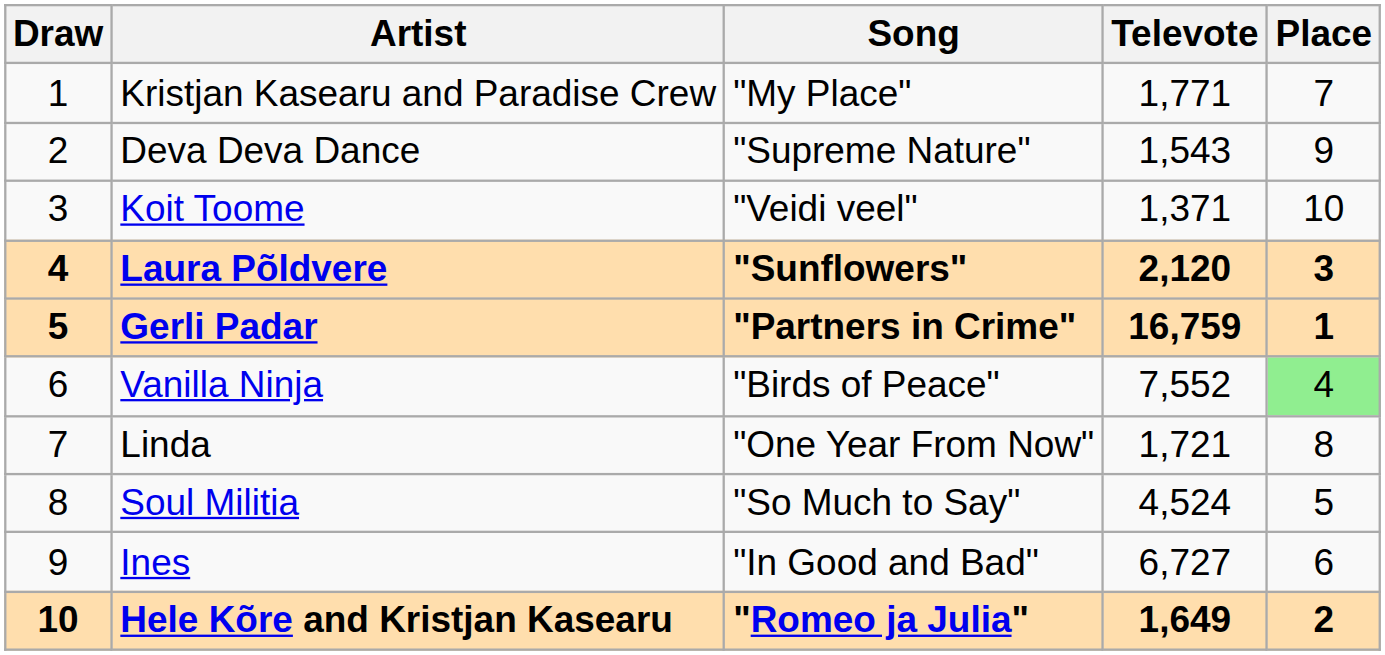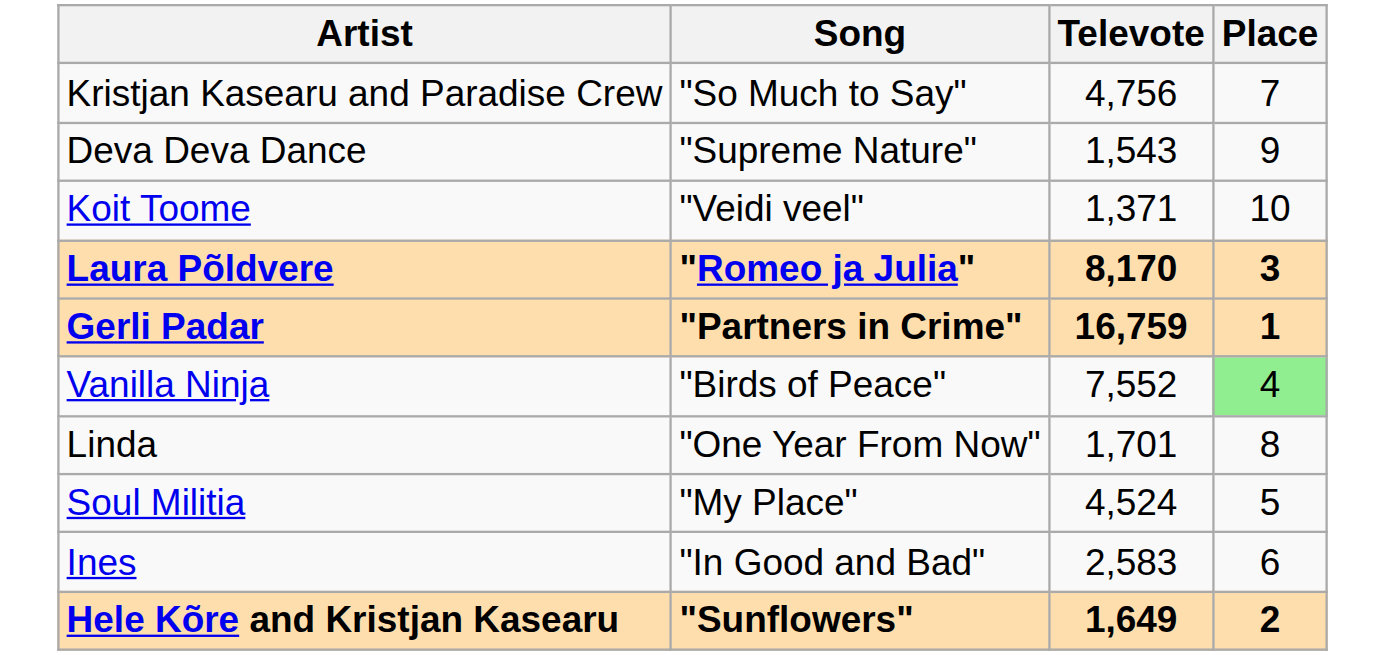- column: (58, 33)
(822, 92) "My Place" -> (823, 92) "So Much to Say"
(1185, 92) 1,771 -> (1131, 92) 4,756
(850, 268) "Sunflowers" -> (827, 268) "Romeo ja Julia"
(1185, 268) 2,120 -> (1131, 268) 8,170
(1185, 444) 1,721 -> (1131, 444) 1,701
(877, 502) "So Much to Say" -> (769, 502) "My Place"
(1185, 561) 6,727 -> (1131, 561) 2,583
(881, 619) "Romeo ja Julia" -> (797, 619) "Sunflowers"
